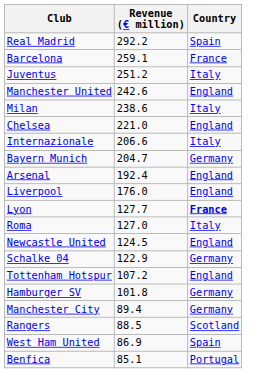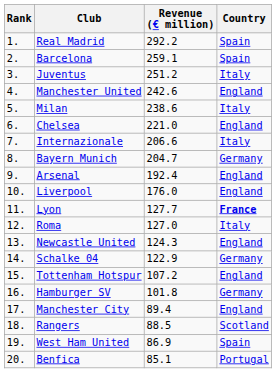+ column: (19, 19)
(208, 58) France -> (235, 58) Spain
(132, 242) 124.5 -> (162, 242) 124.3
(211, 309) Germany -> (241, 309) England
